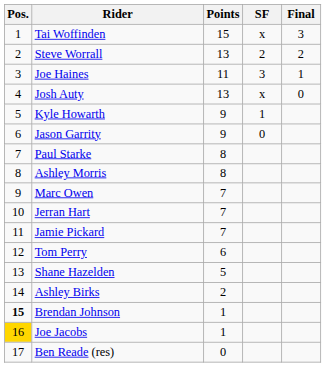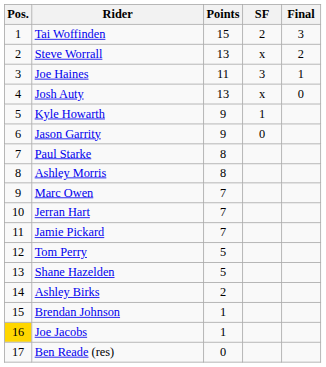(262, 34) x -> (262, 34) 2
(262, 54) 2 -> (262, 54) x
(223, 252) 6 -> (223, 252) 5
(18, 312) bold -> (18, 312) normal
